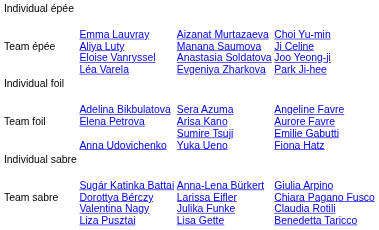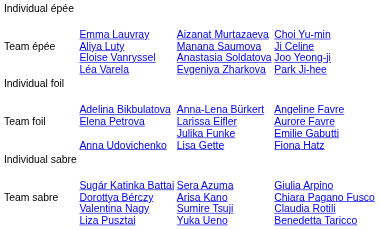(205, 127) Sera Azuma Arisa Kano Sumire Tsuji Yuka Ueno -> (220, 127) Anna-Lena Bürkert Larissa Eifler Julika Funke Lisa Gette
(220, 203) Anna-Lena Bürkert Larissa Eifler Julika Funke Lisa Gette -> (205, 203) Sera Azuma Arisa Kano Sumire Tsuji Yuka Ueno
